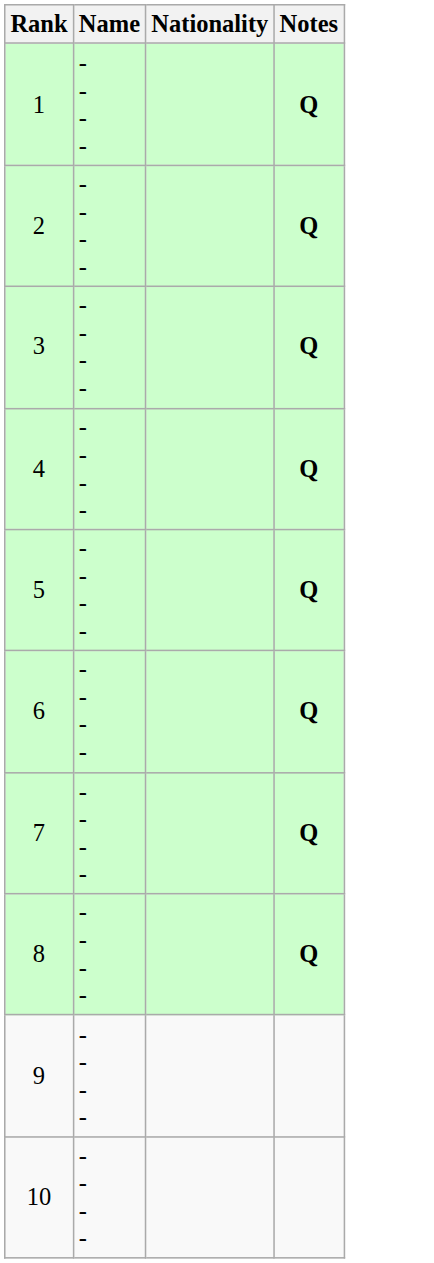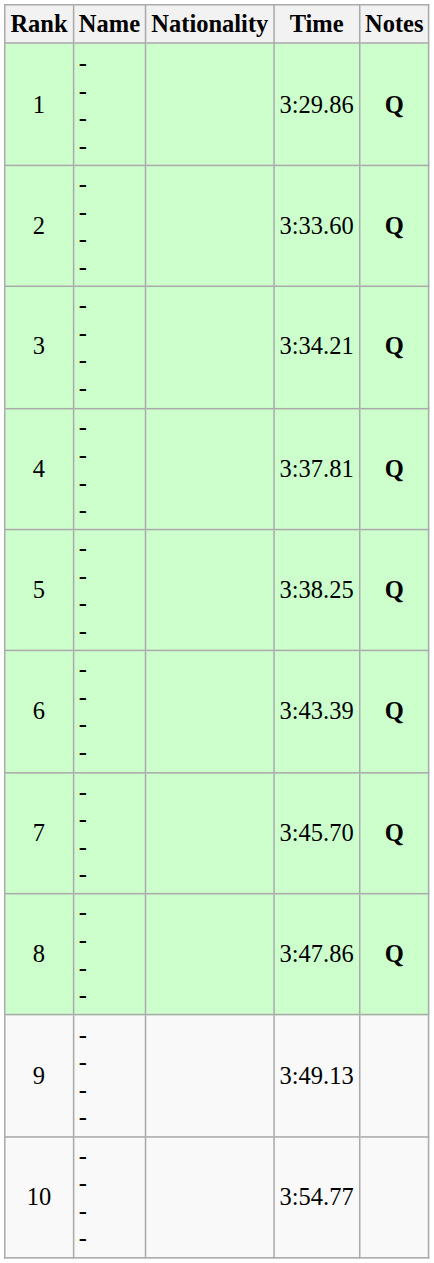+ column: (317, 23)
